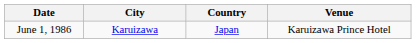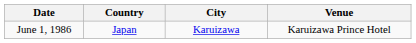columns swapped: (135, 13) <-> (227, 13)
